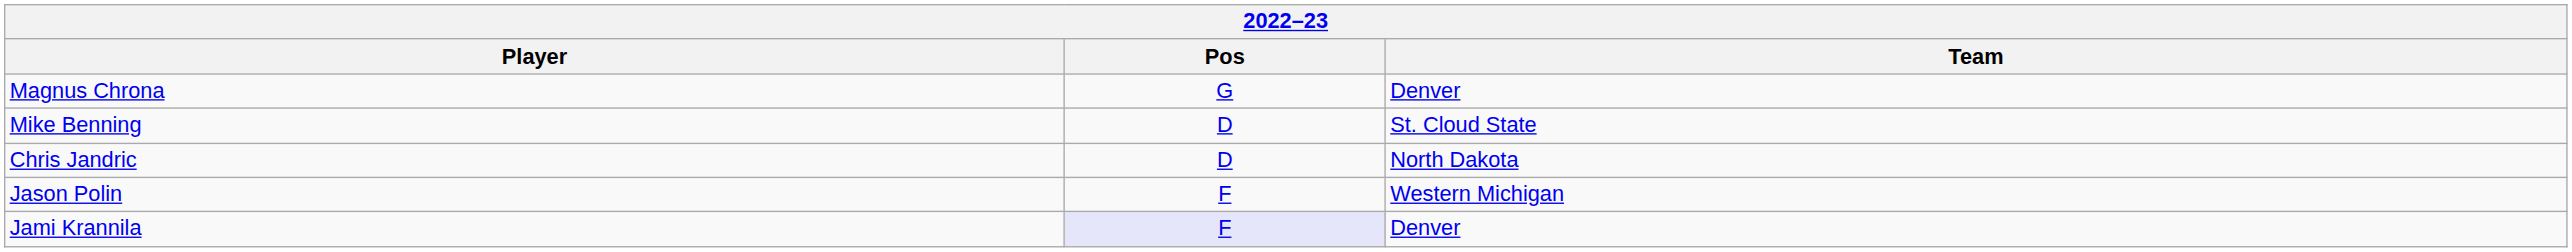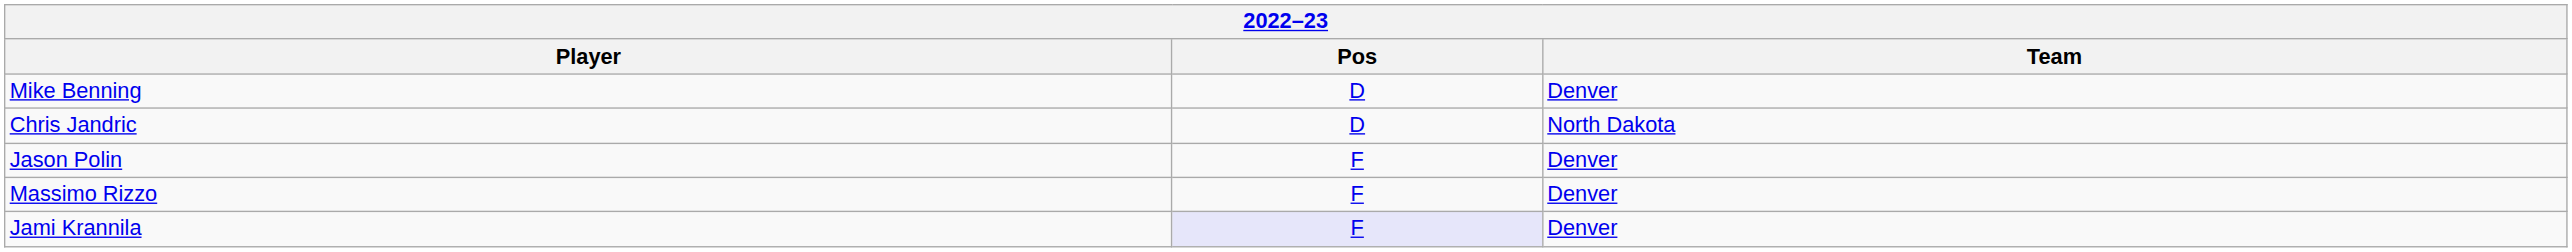- row: (87, 90)
(1463, 125) St. Cloud State -> (1582, 90) Denver
(1477, 194) Western Michigan -> (1582, 159) Denver
+ row: (83, 194)
